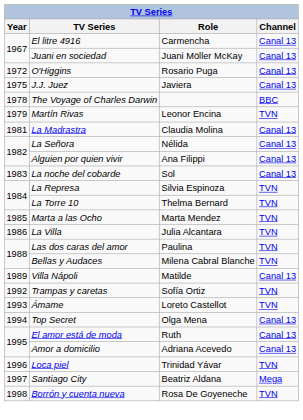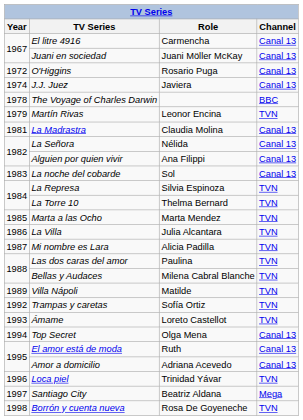(17, 85) 1975 -> (17, 85) 1974
+ row: (70, 247)
(278, 276) Canal 13 -> (268, 291) TVN
